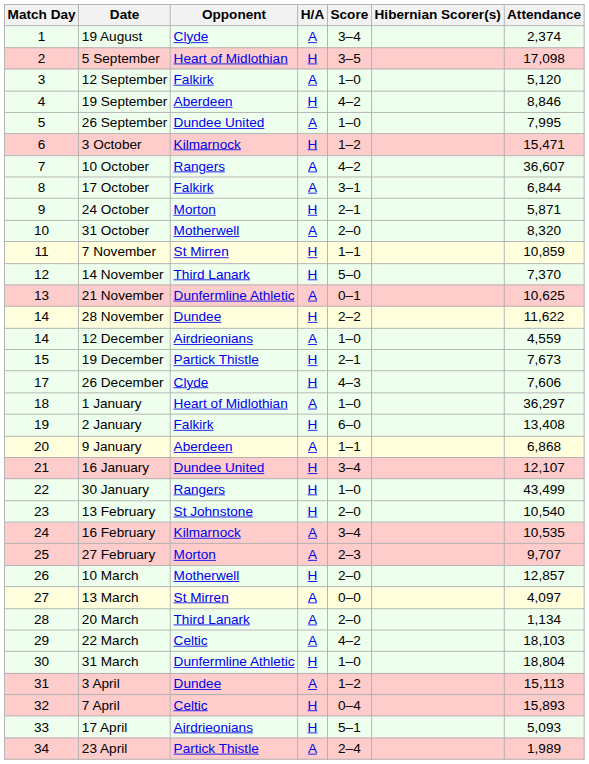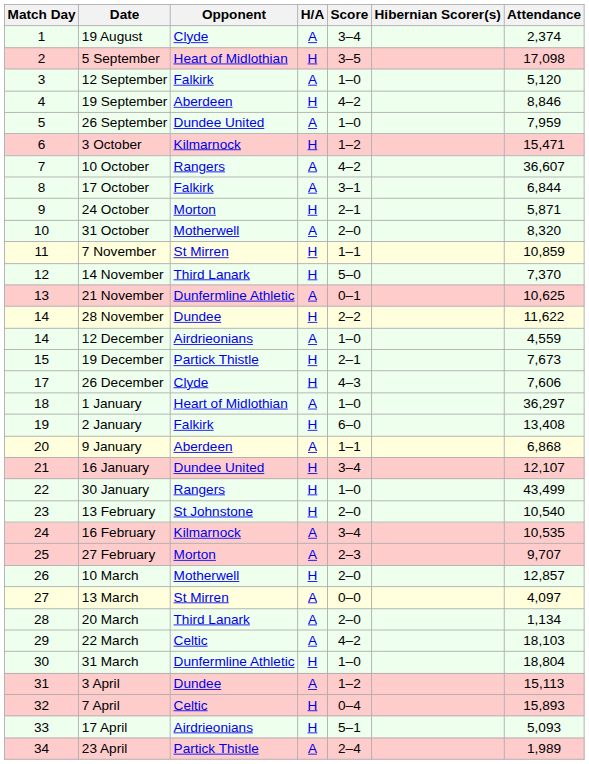(544, 123) 7,995 -> (544, 123) 7,959
